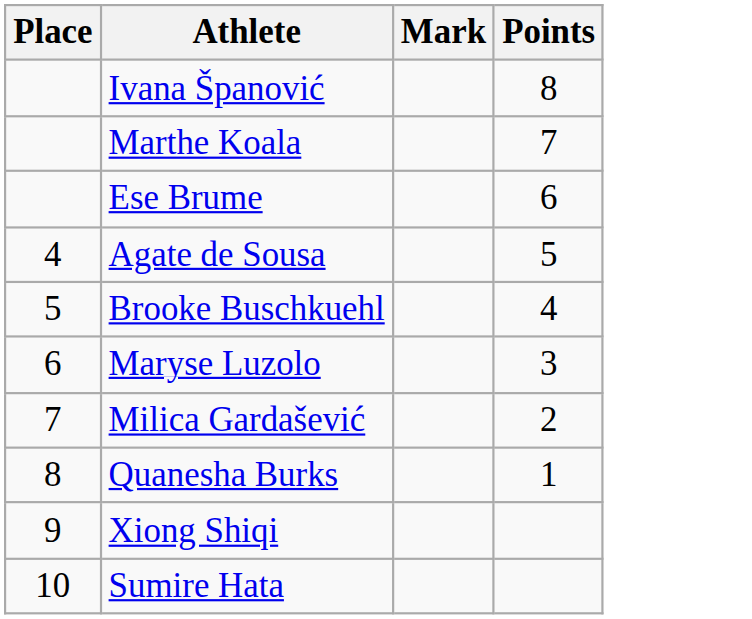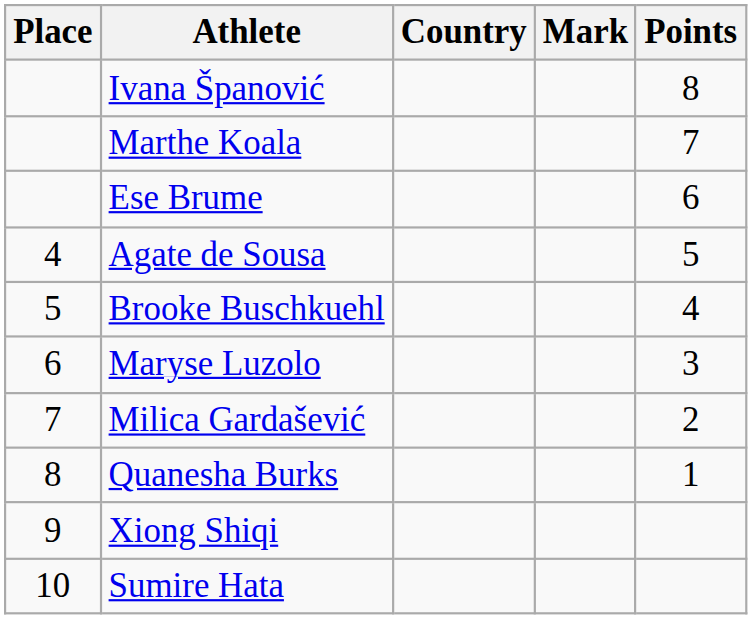+ column: (464, 32)
